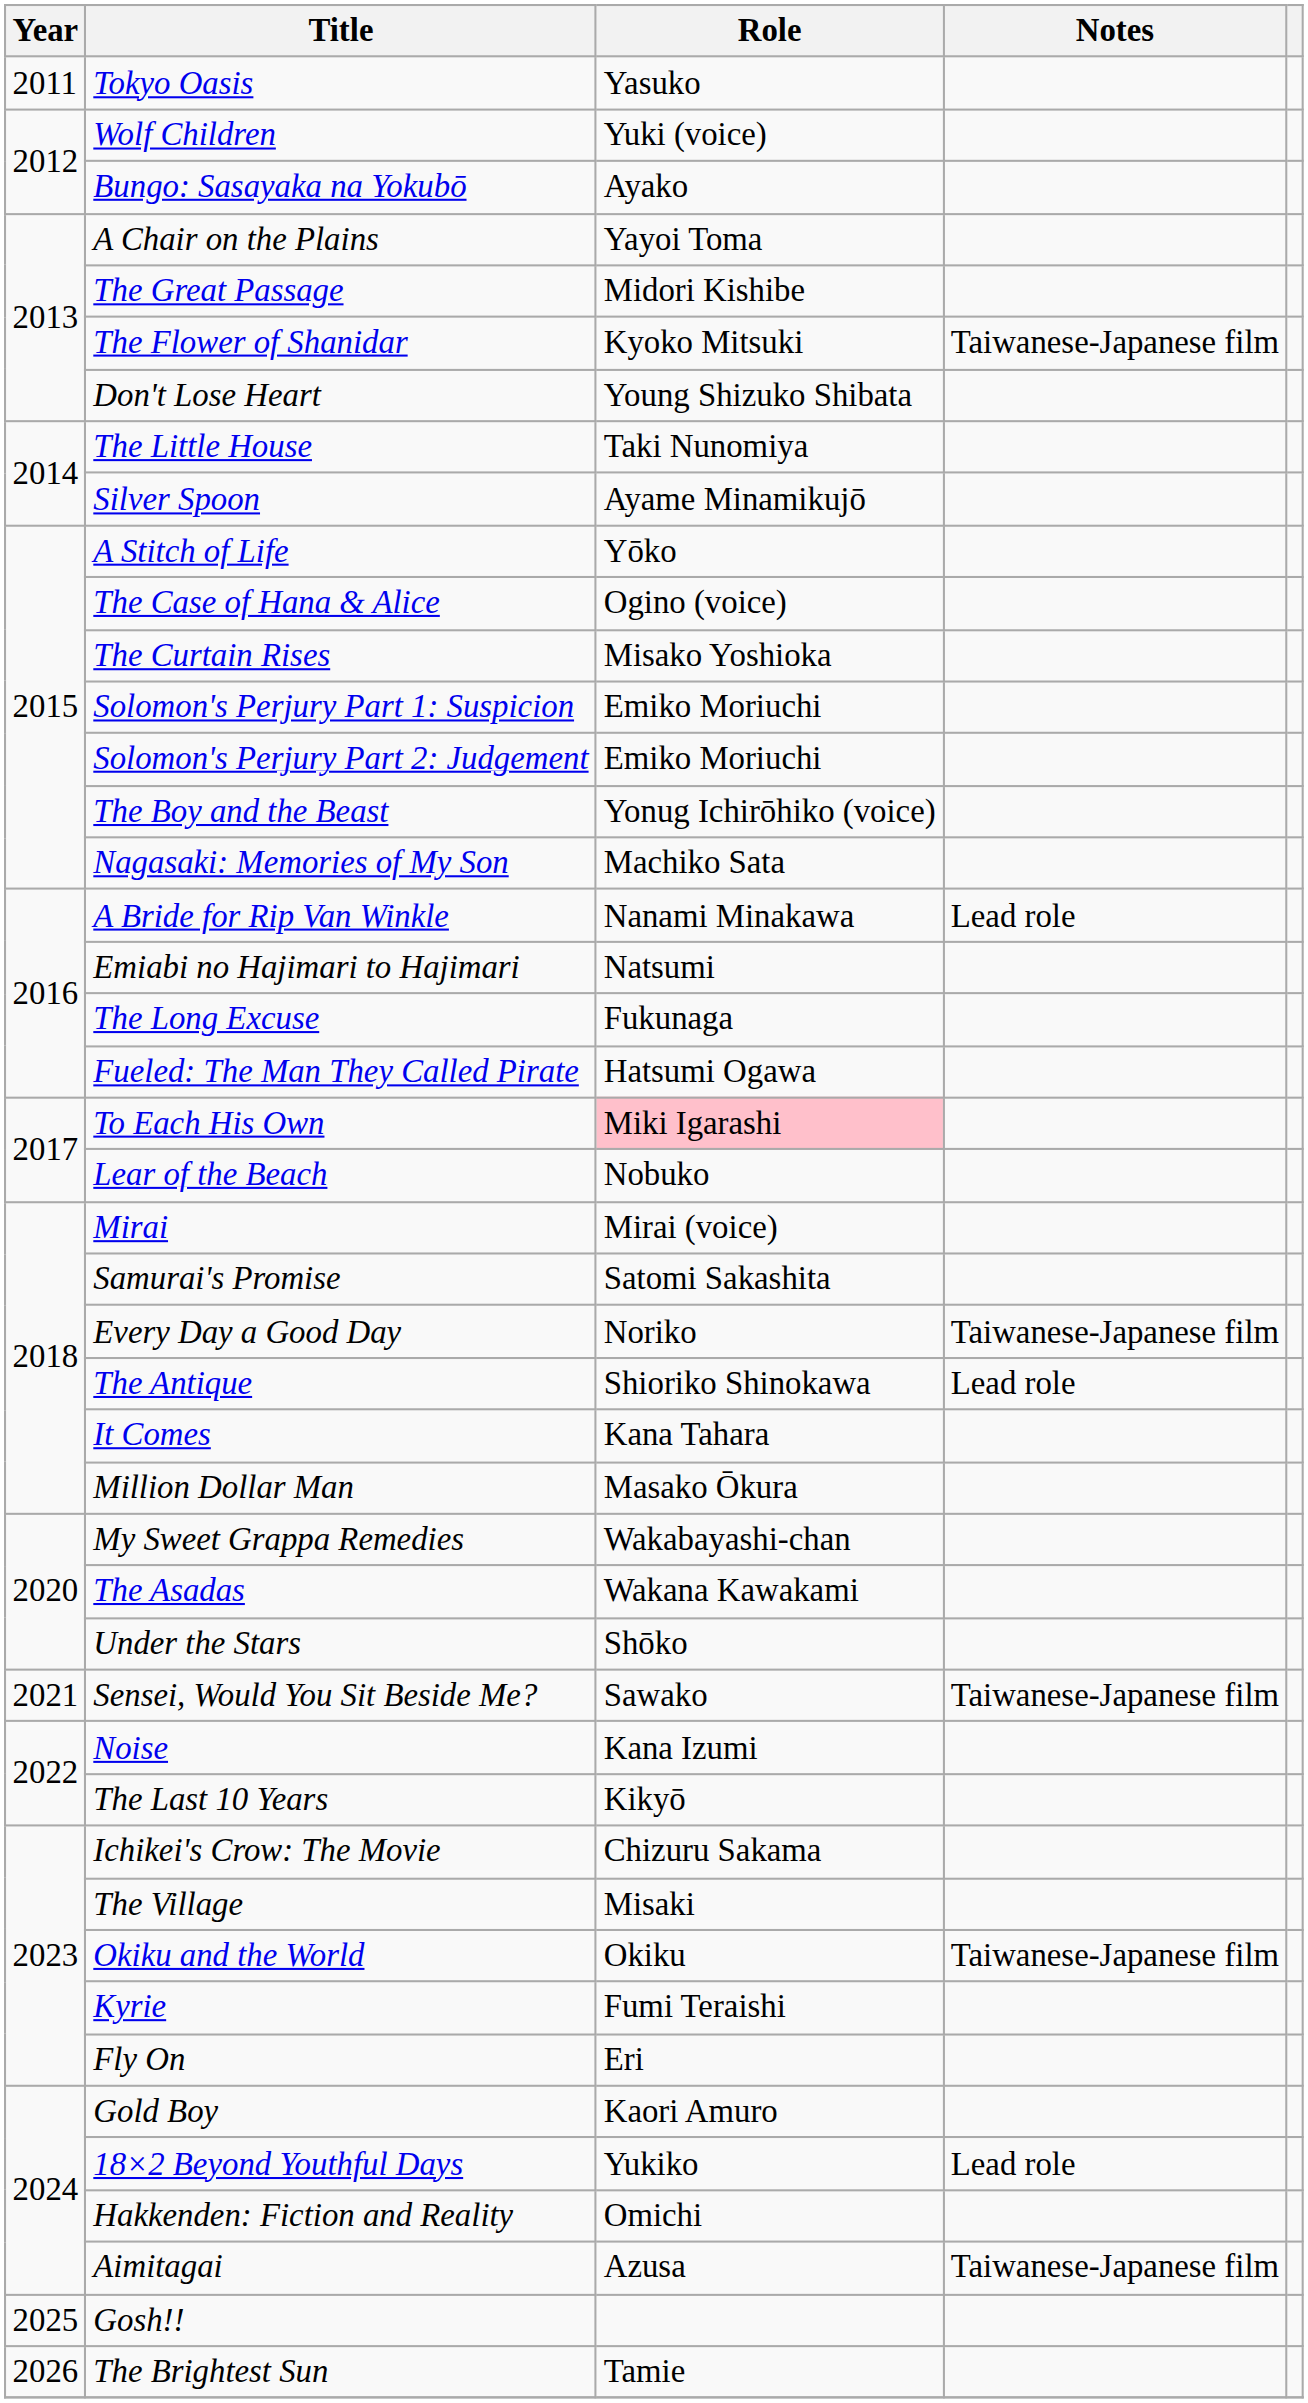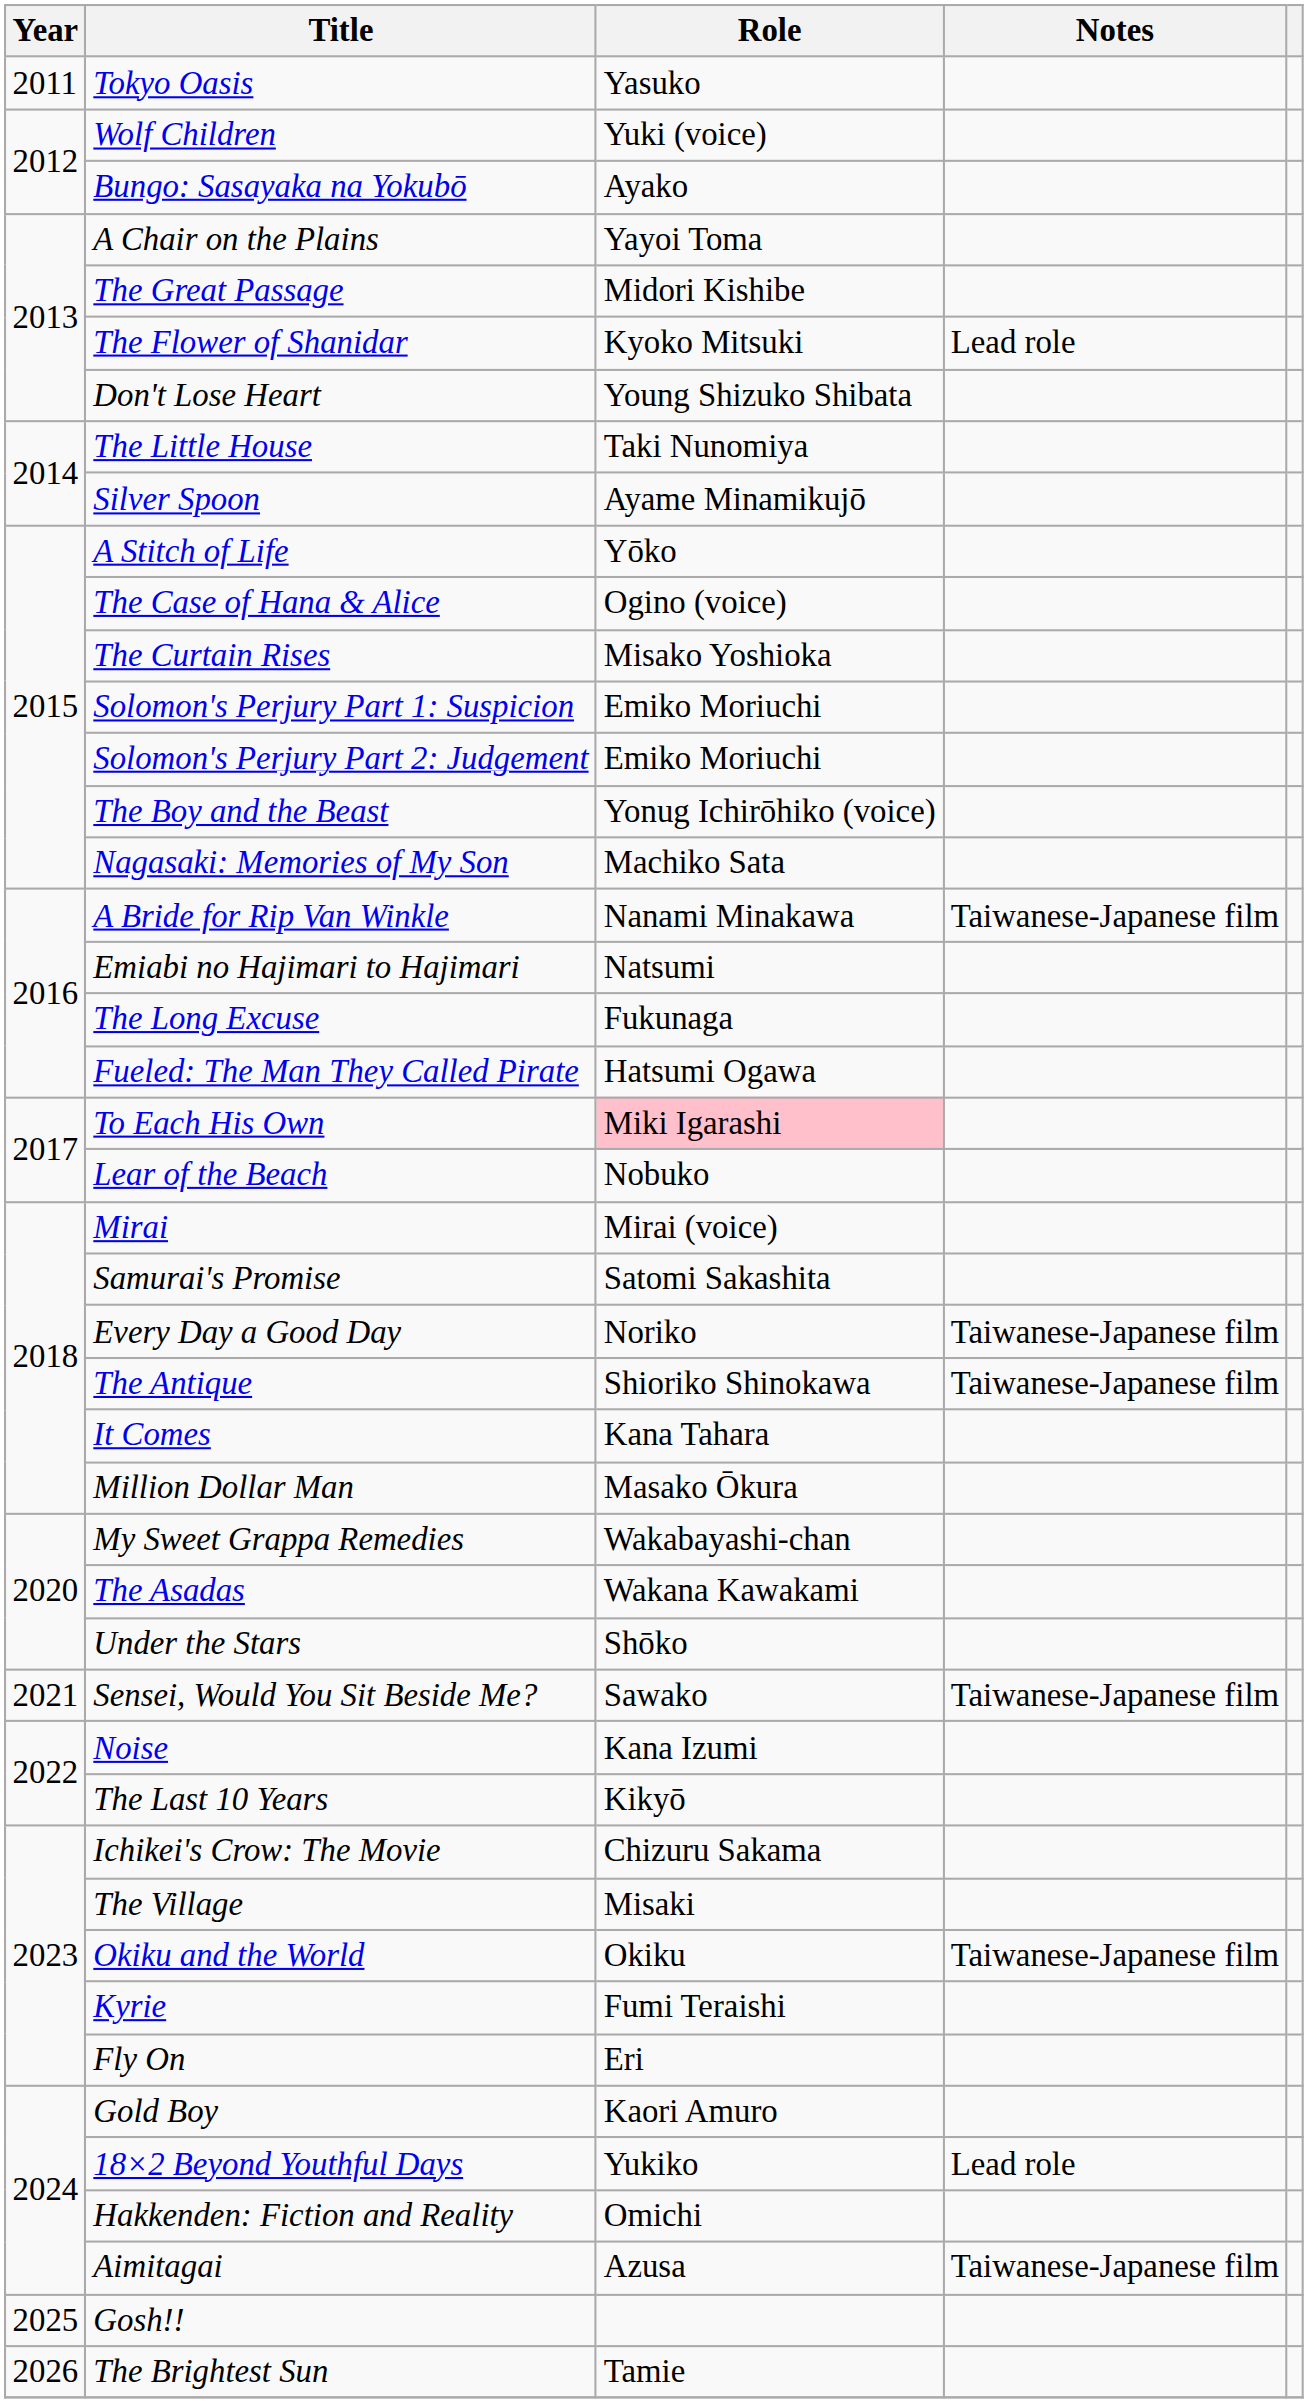(1115, 342) Taiwanese-Japanese film -> (1013, 342) Lead role
(1013, 914) Lead role -> (1115, 914) Taiwanese-Japanese film
(1013, 1382) Lead role -> (1115, 1382) Taiwanese-Japanese film
